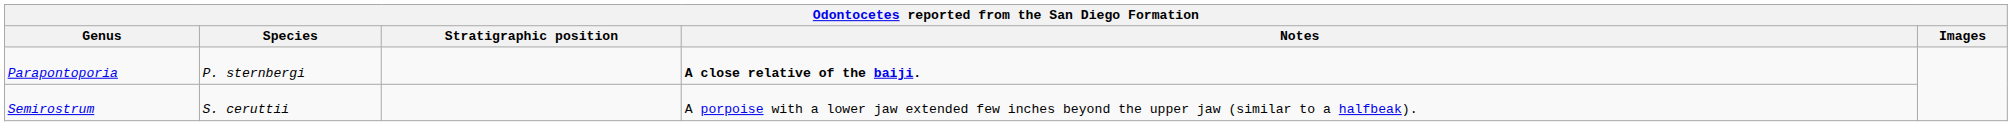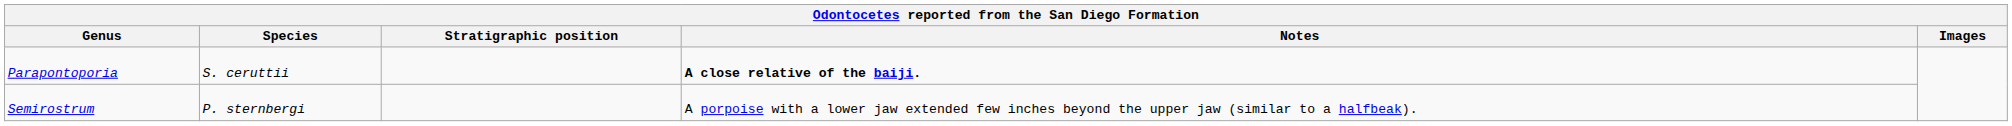(254, 73) P. sternbergi -> (246, 73) S. ceruttii
(246, 110) S. ceruttii -> (254, 110) P. sternbergi
